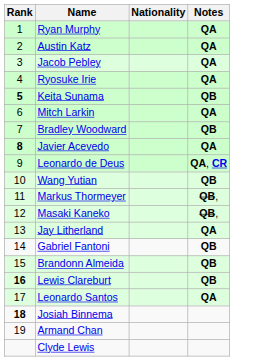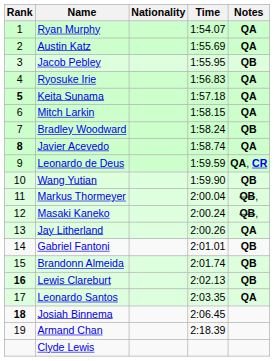+ column: (208, 12)
(209, 63) QA -> (249, 63) QB
(209, 96) QB -> (249, 96) QA
